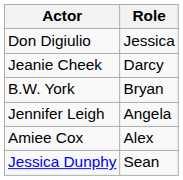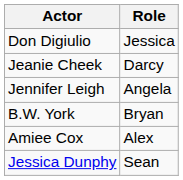rows swapped: (56, 114) <-> (41, 89)
